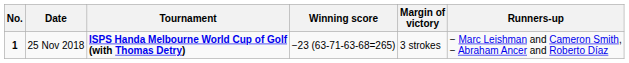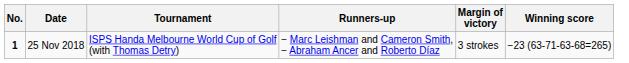columns swapped: (344, 18) <-> (536, 18)
(188, 45) bold -> (183, 45) normal
